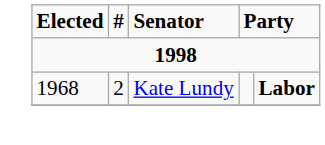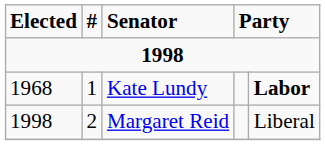(118, 88) 2 -> (92, 88) 1
+ row: (168, 121)
